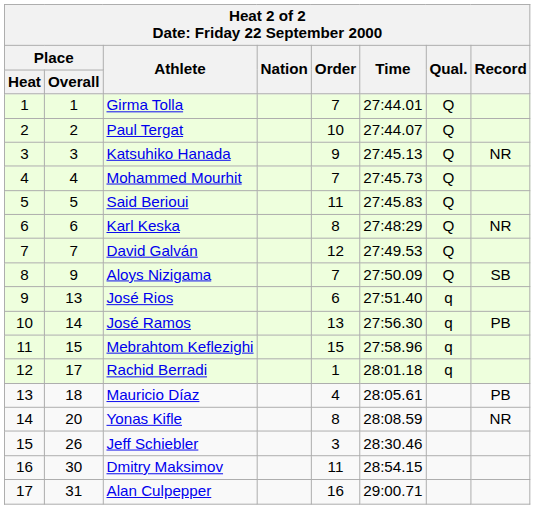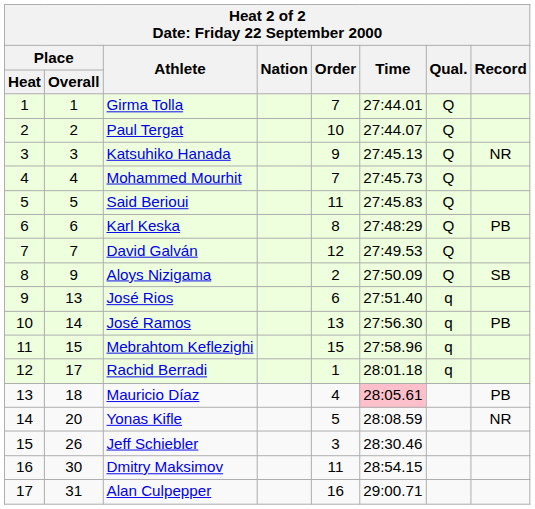(501, 226) NR -> (501, 226) PB
(336, 274) 7 -> (336, 274) 2
(393, 395) no background -> (393, 395) pink background
(336, 419) 8 -> (336, 419) 5
